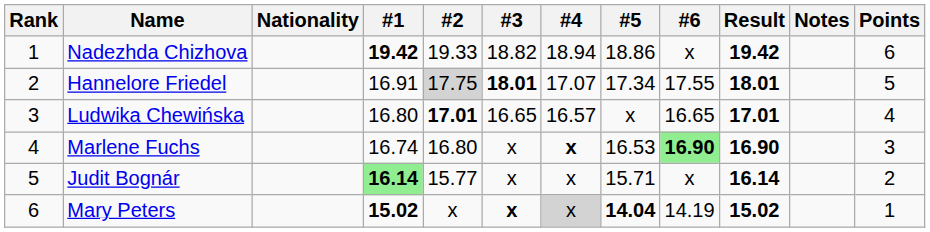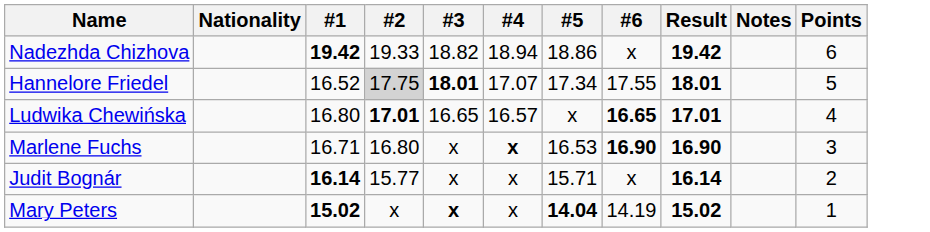- column: (34, 20)
(393, 83) 16.91 -> (335, 83) 16.52
(690, 115) normal -> (631, 115) bold
(393, 147) 16.74 -> (335, 147) 16.71
(690, 147) lightgreen background -> (631, 147) no background
(393, 178) lightgreen background -> (335, 178) no background
(571, 210) lightgrey background -> (513, 210) no background
